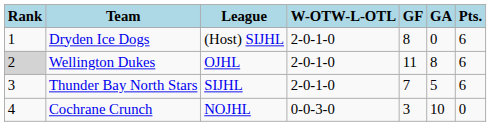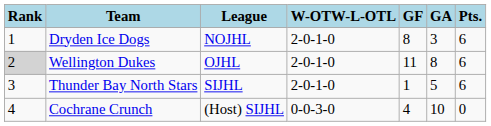(244, 39) (Host) SIJHL -> (228, 39) NOJHL
(434, 39) 0 -> (434, 39) 3
(406, 86) 7 -> (406, 86) 1
(228, 109) NOJHL -> (244, 109) (Host) SIJHL
(406, 109) 3 -> (406, 109) 4
